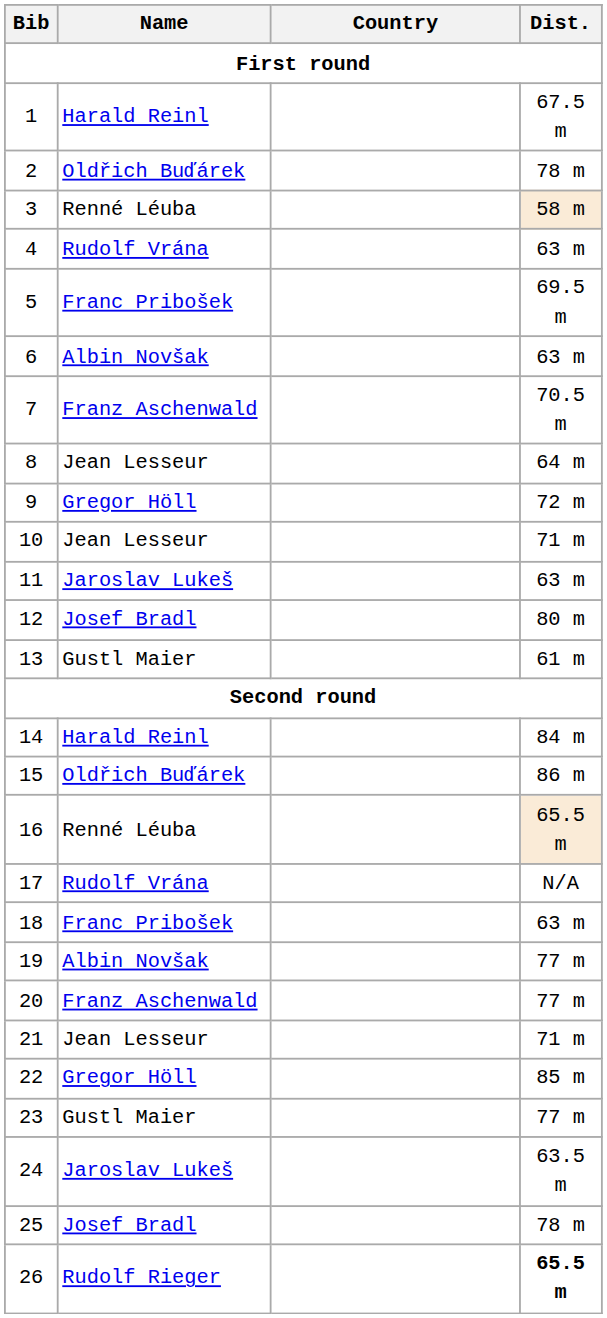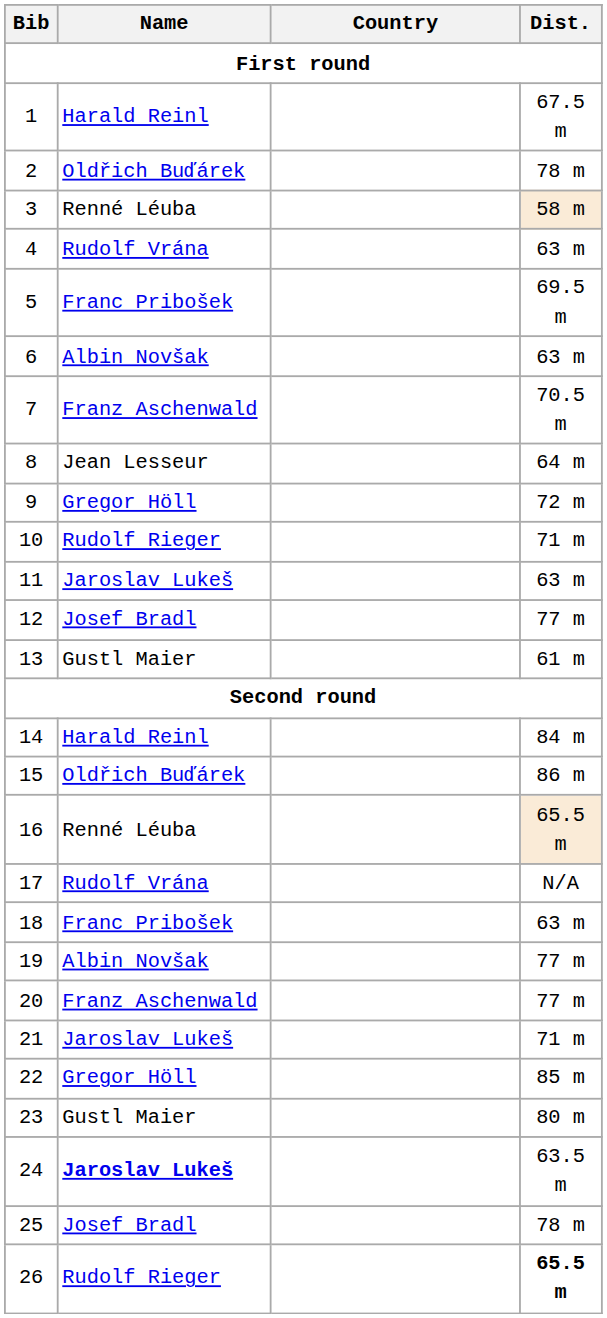(136, 542) Jean Lesseur -> (142, 542) Rudolf Rieger
(561, 620) 80 m -> (561, 620) 77 m
(136, 1040) Jean Lesseur -> (148, 1040) Jaroslav Lukeš
(561, 1118) 77 m -> (561, 1118) 80 m
(148, 1172) normal -> (148, 1172) bold
